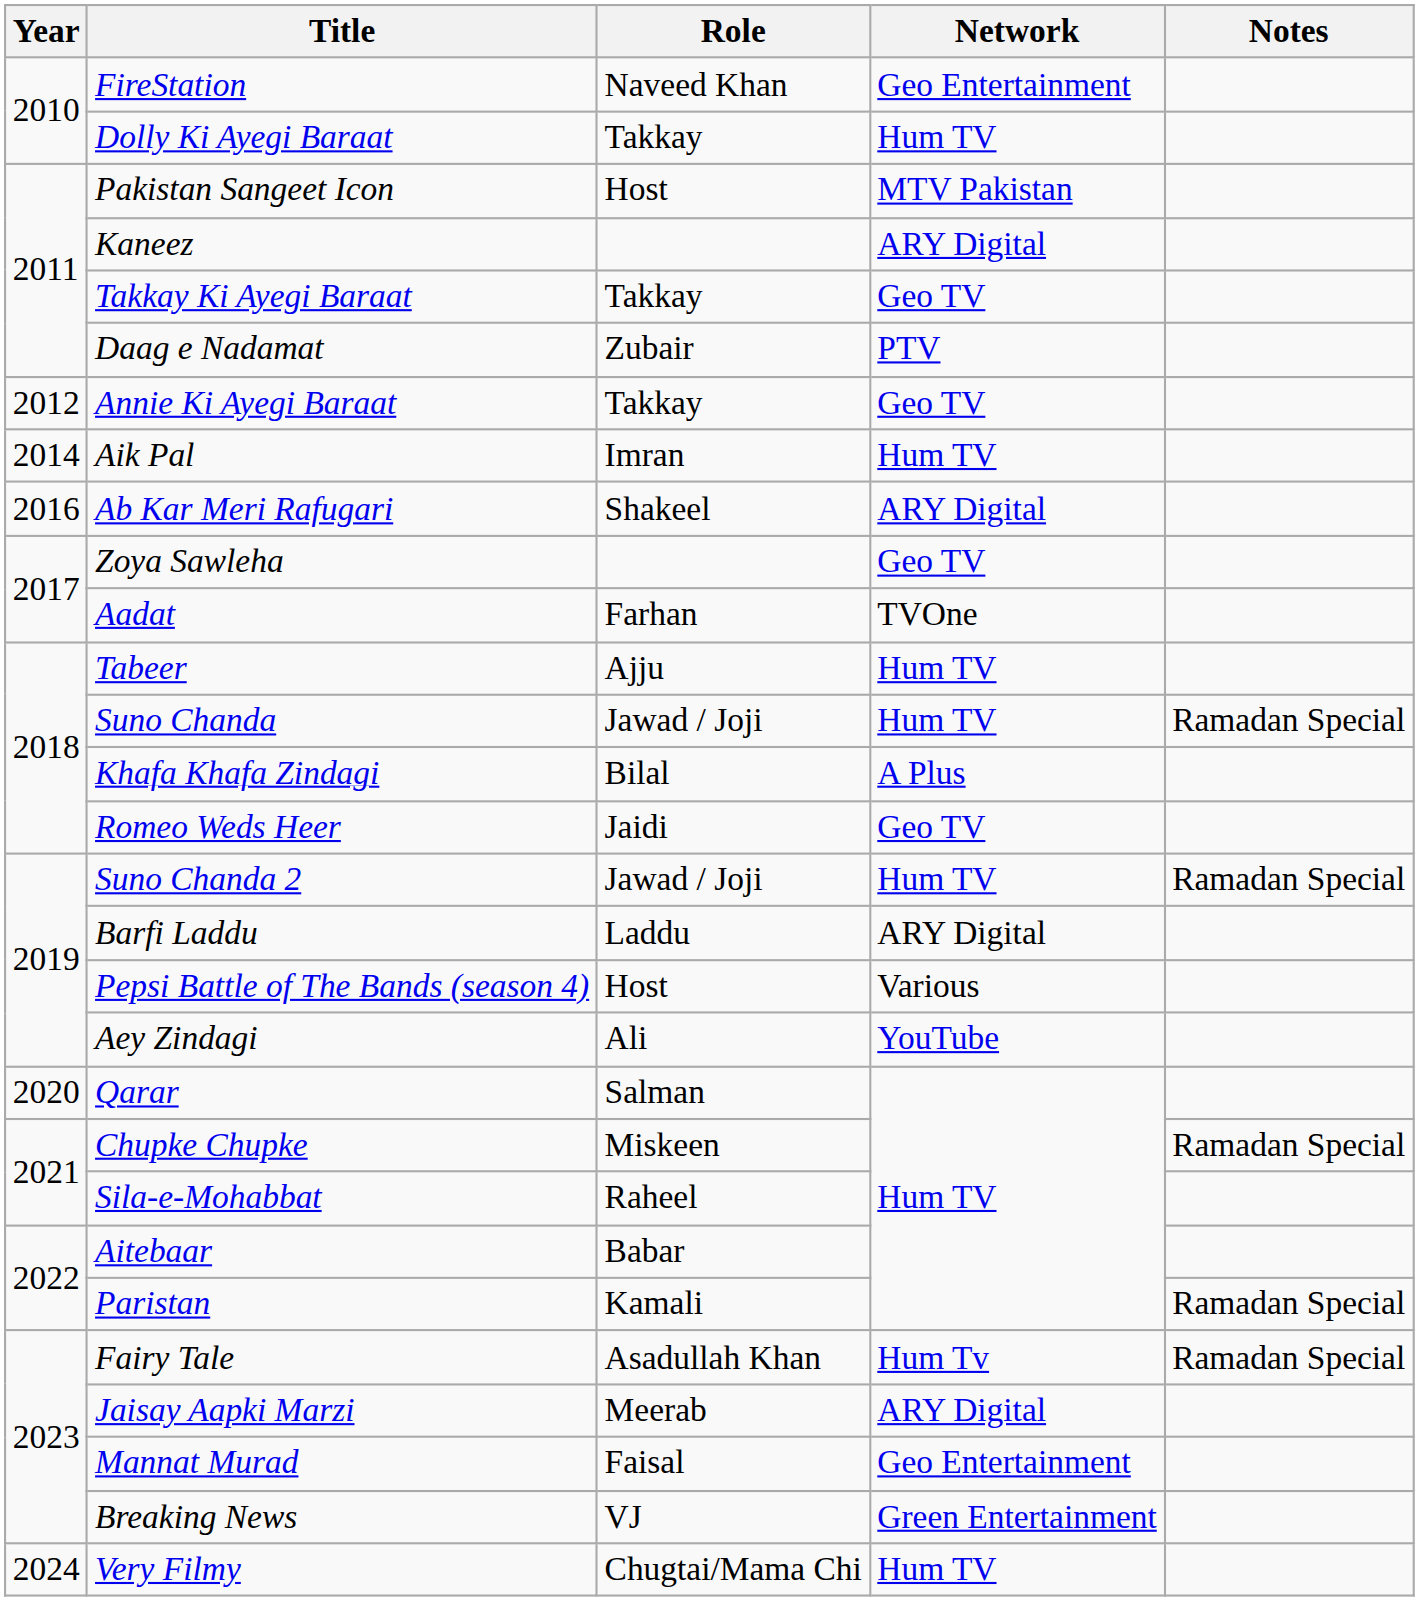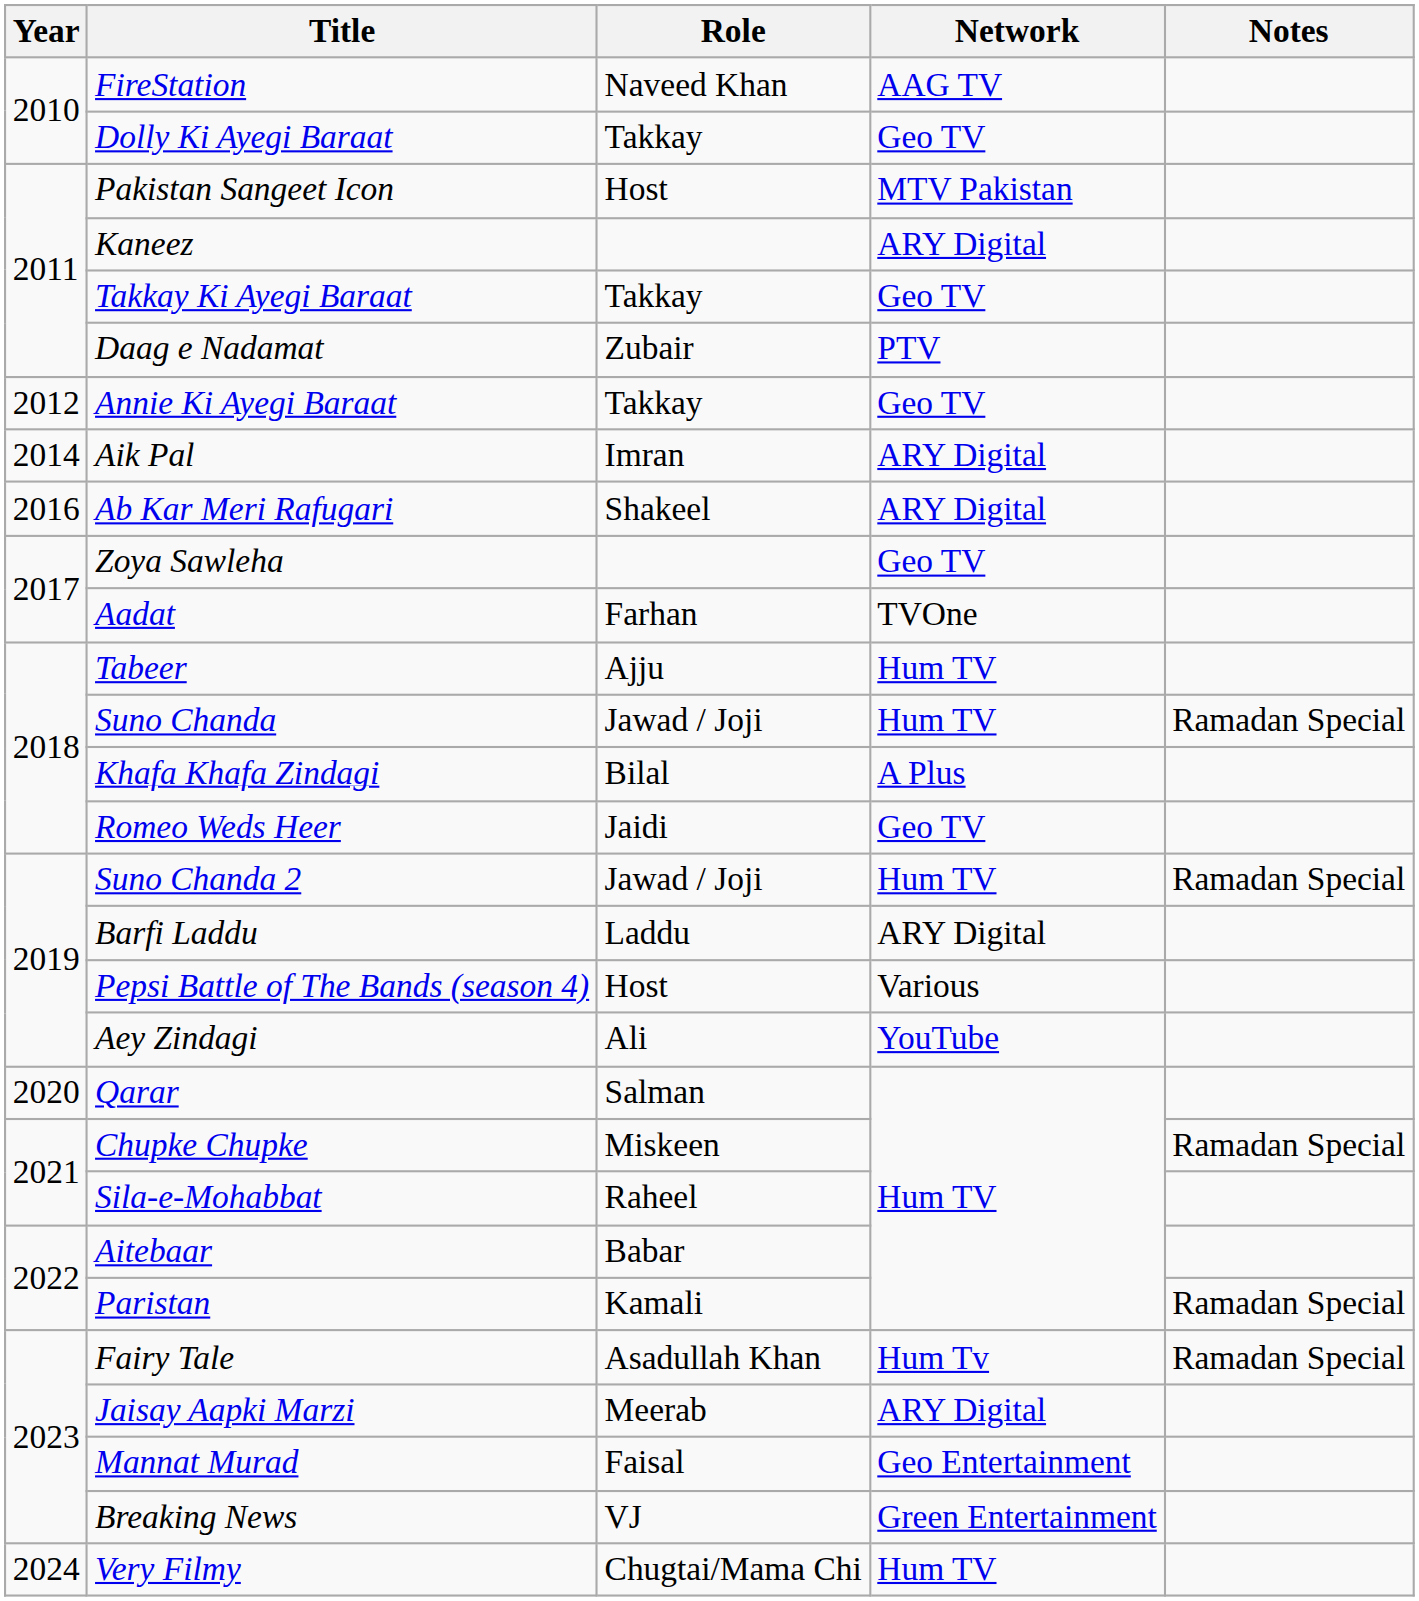(1004, 84) Geo Entertainment -> (940, 84) AAG TV
(937, 137) Hum TV -> (931, 137) Geo TV
(937, 455) Hum TV -> (962, 455) ARY Digital
